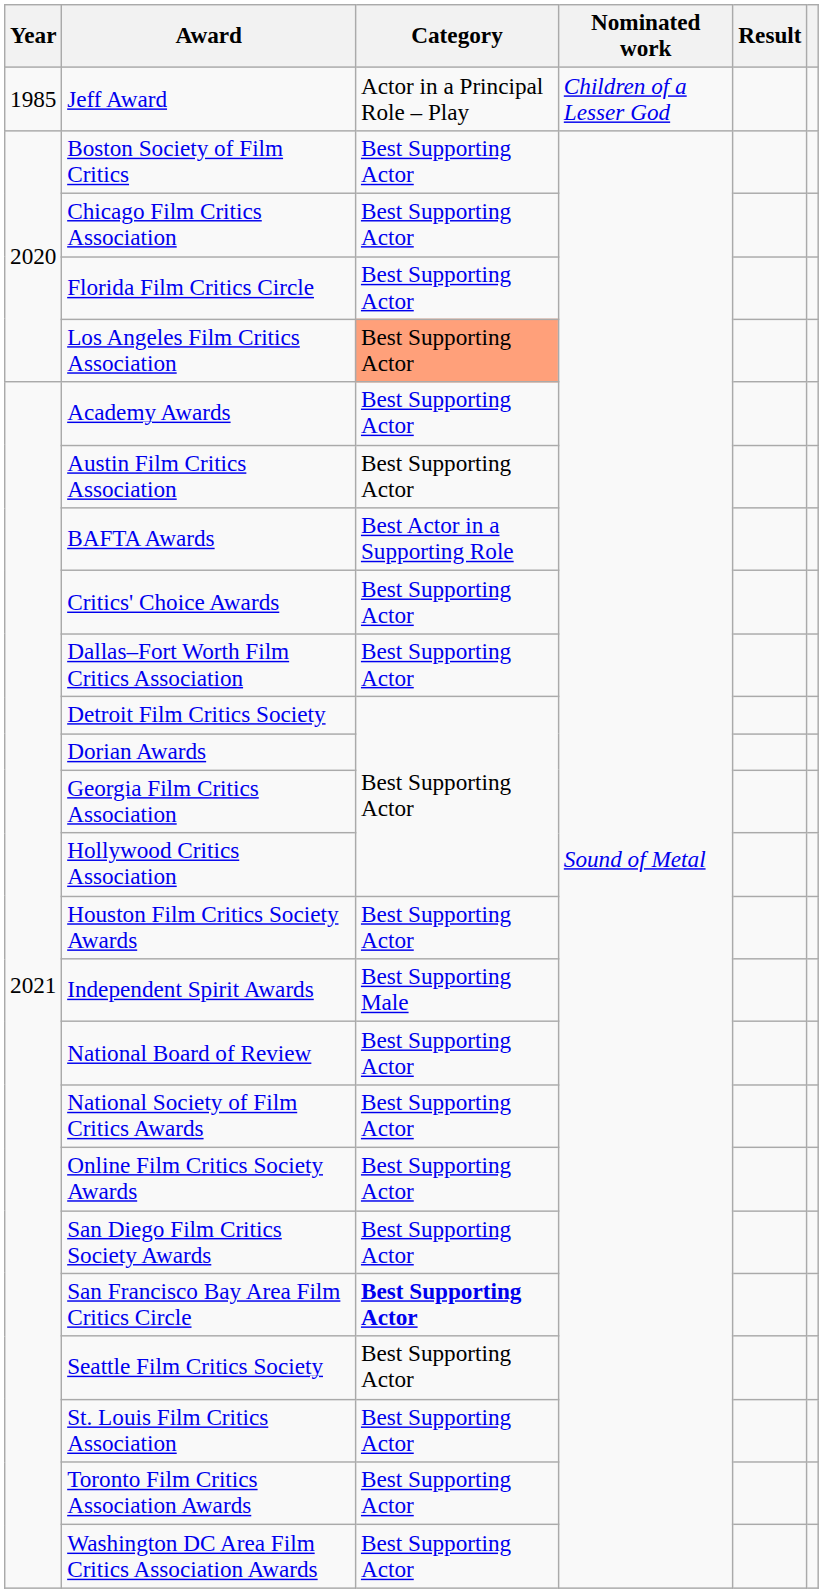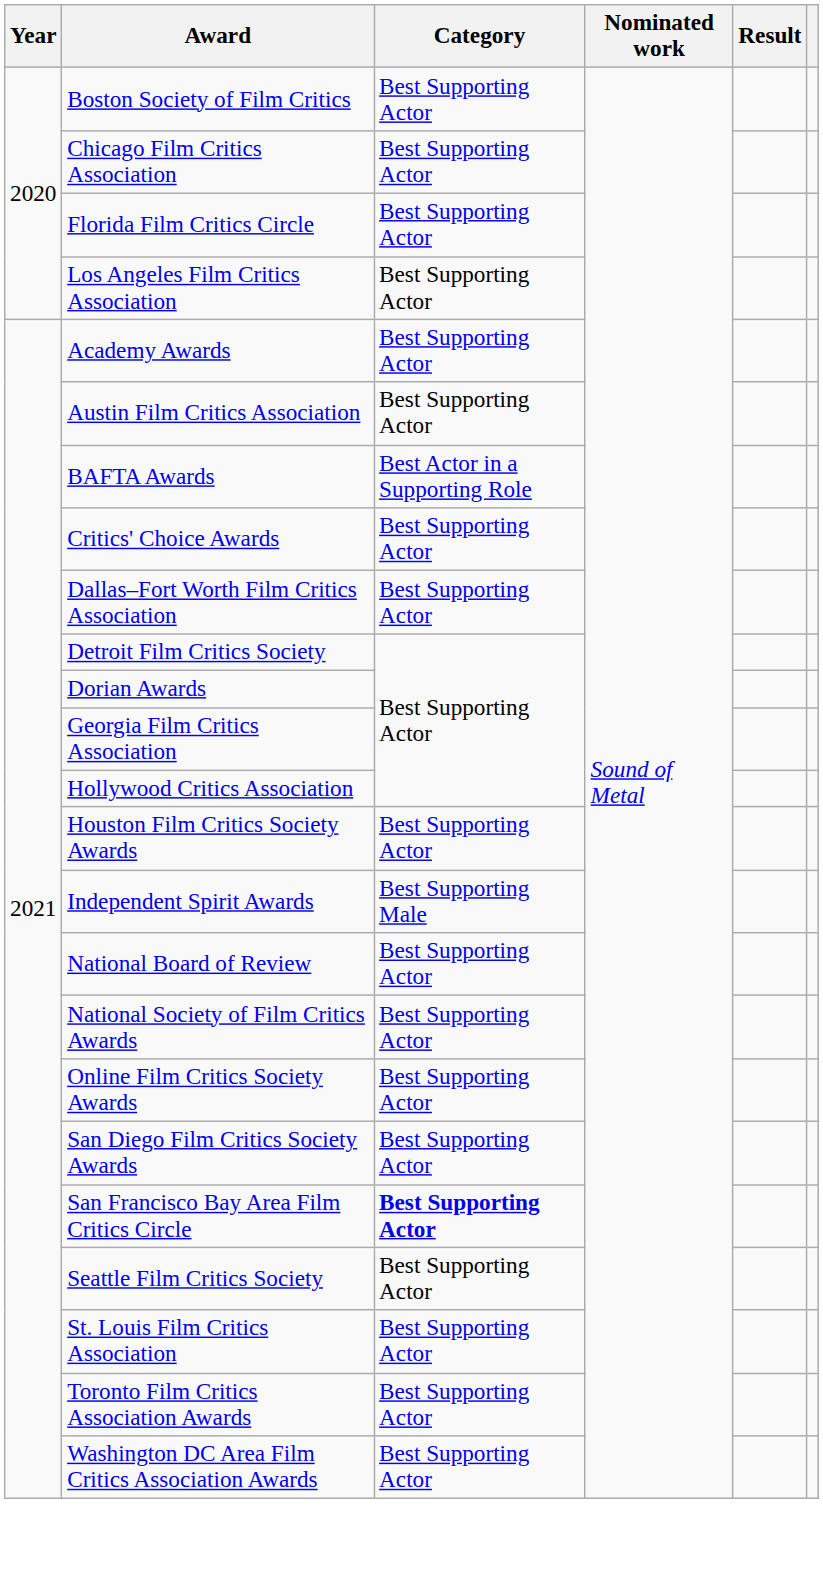- row: (117, 98)
(436, 350) lightsalmon background -> (454, 287) no background
